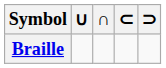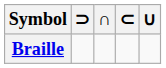columns swapped: (82, 19) <-> (149, 19)
